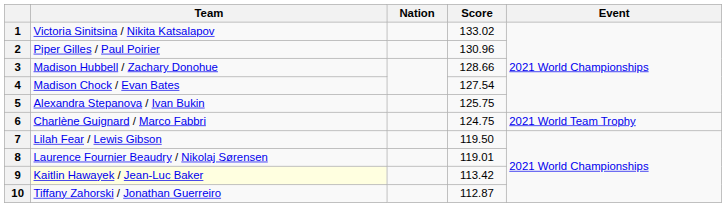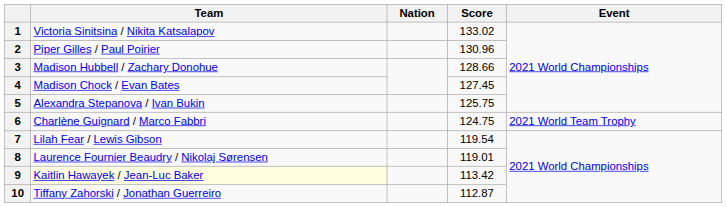(477, 85) 127.54 -> (477, 85) 127.45
(477, 139) 119.50 -> (477, 139) 119.54
